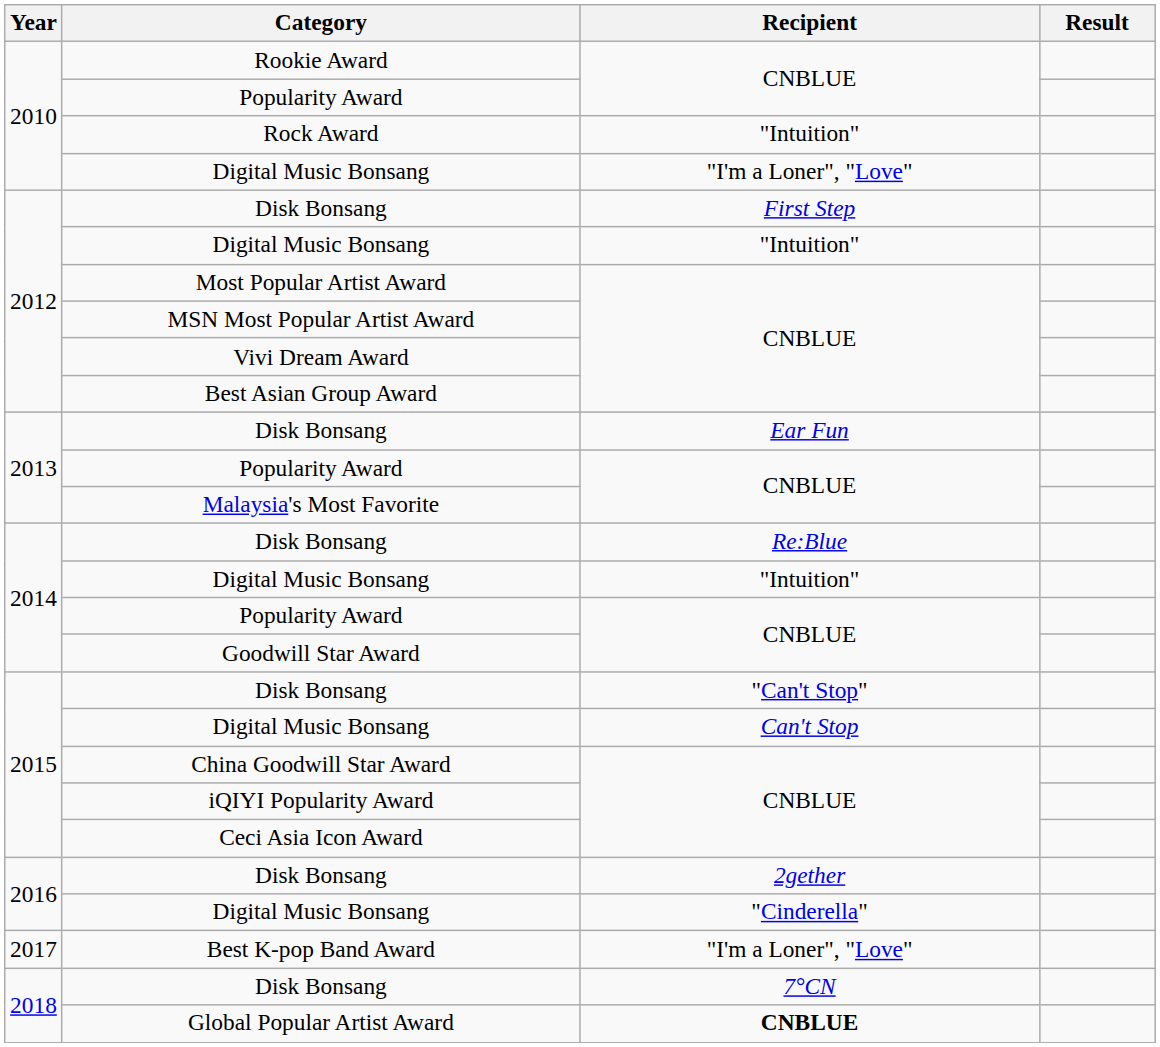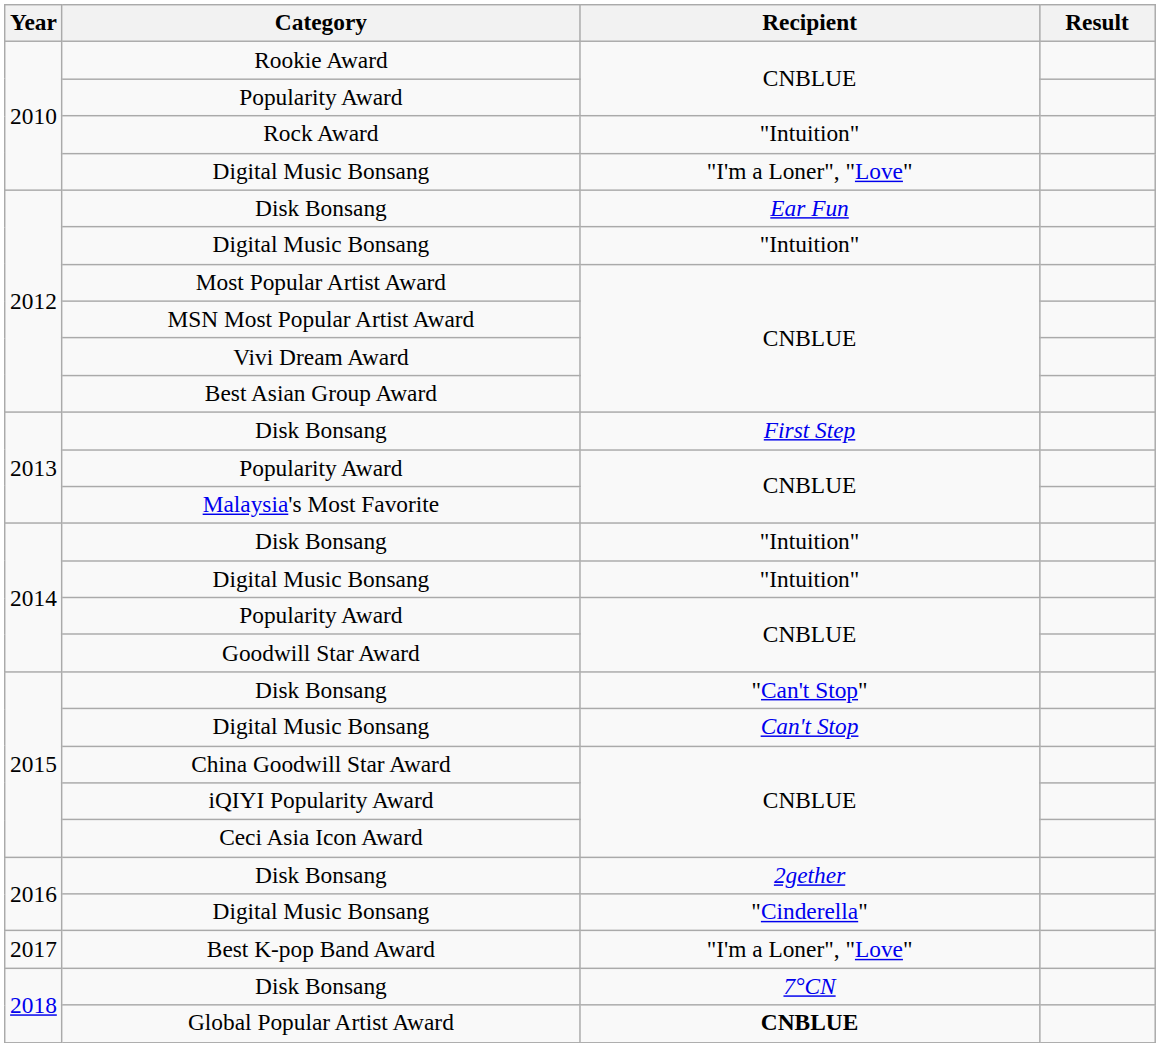(810, 208) First Step -> (810, 208) Ear Fun
(810, 430) Ear Fun -> (810, 430) First Step
(810, 541) Re:Blue -> (810, 541) "Intuition"
